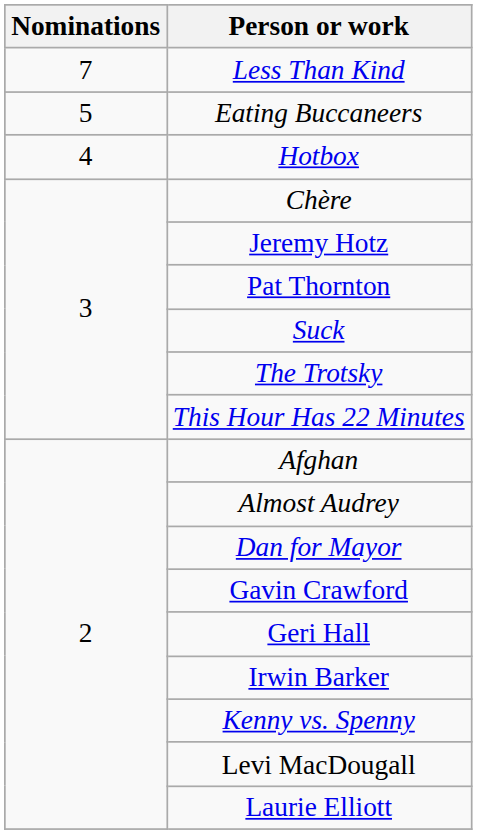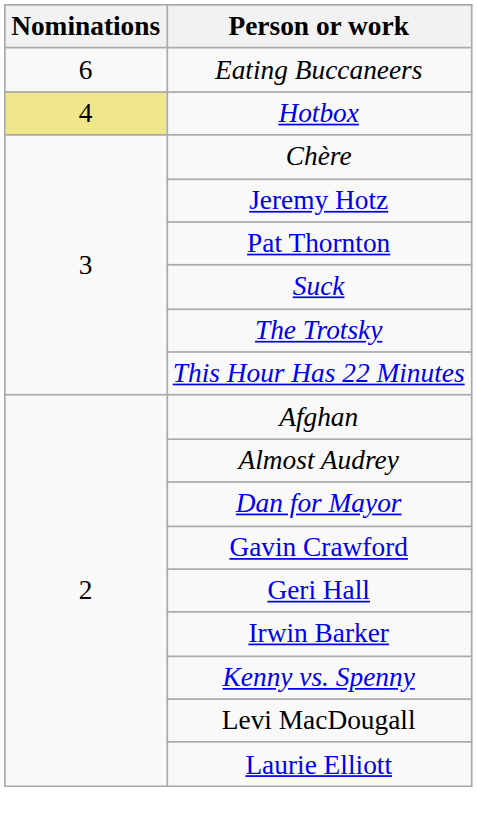- row: (319, 69)
(86, 112) 5 -> (86, 69) 6
(86, 156) no background -> (86, 112) khaki background
